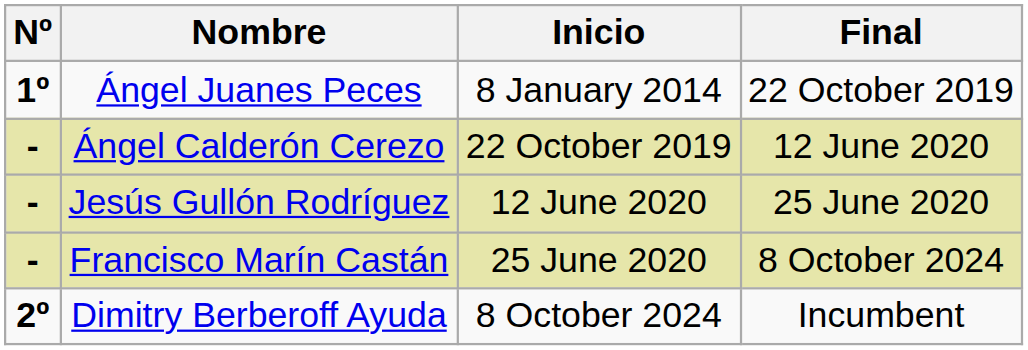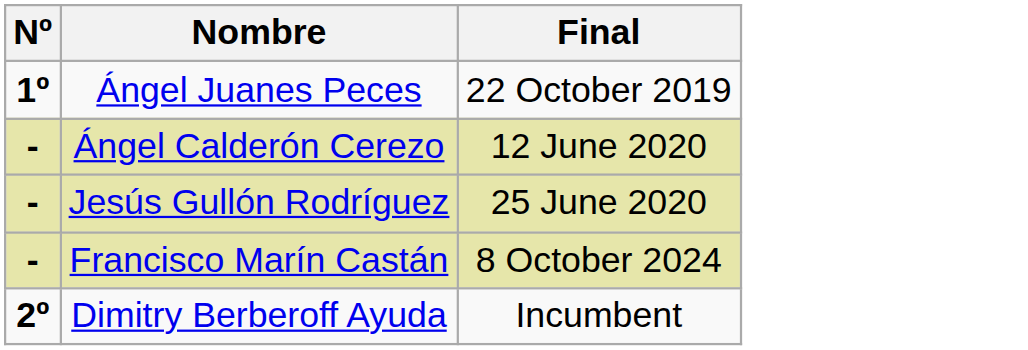- column: (599, 32)
